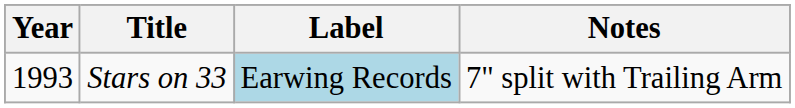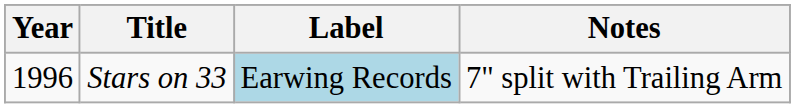(43, 77) 1993 -> (43, 77) 1996
